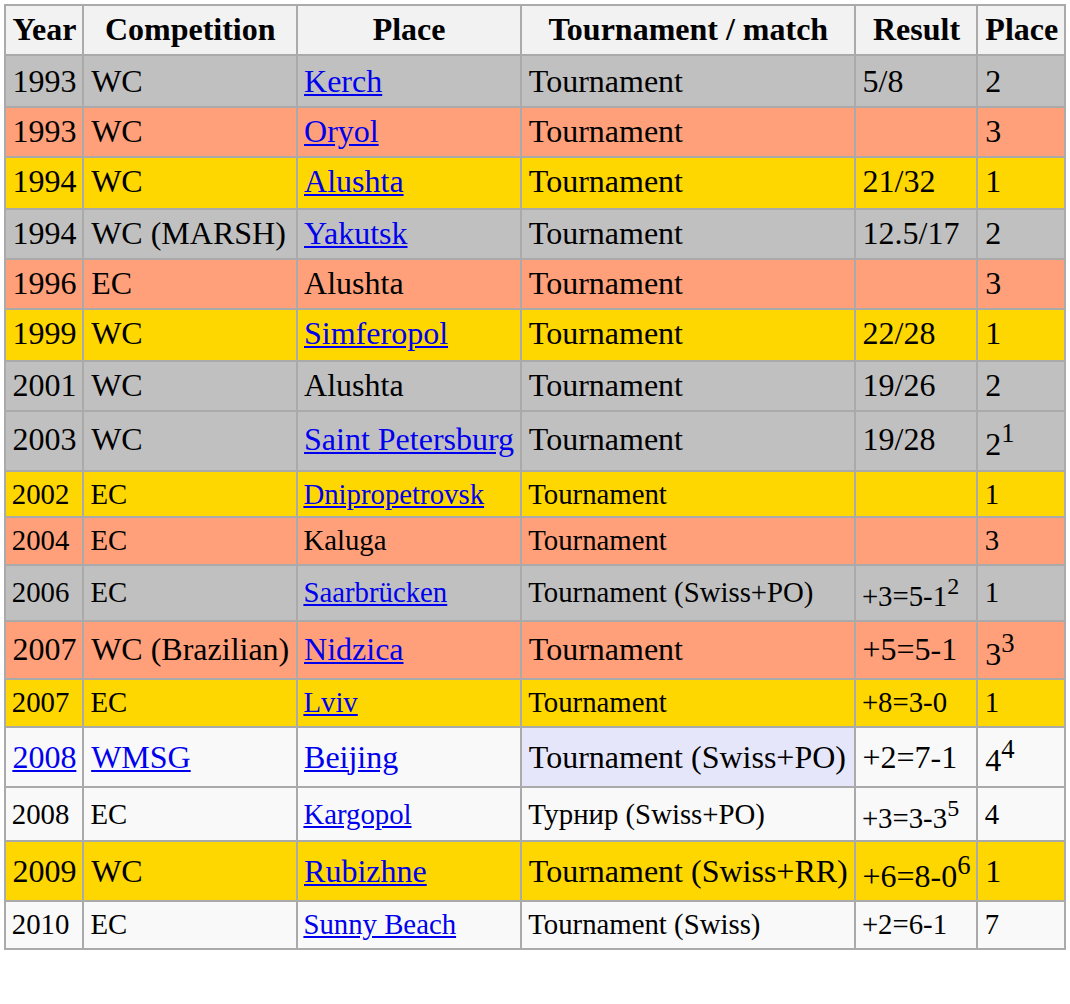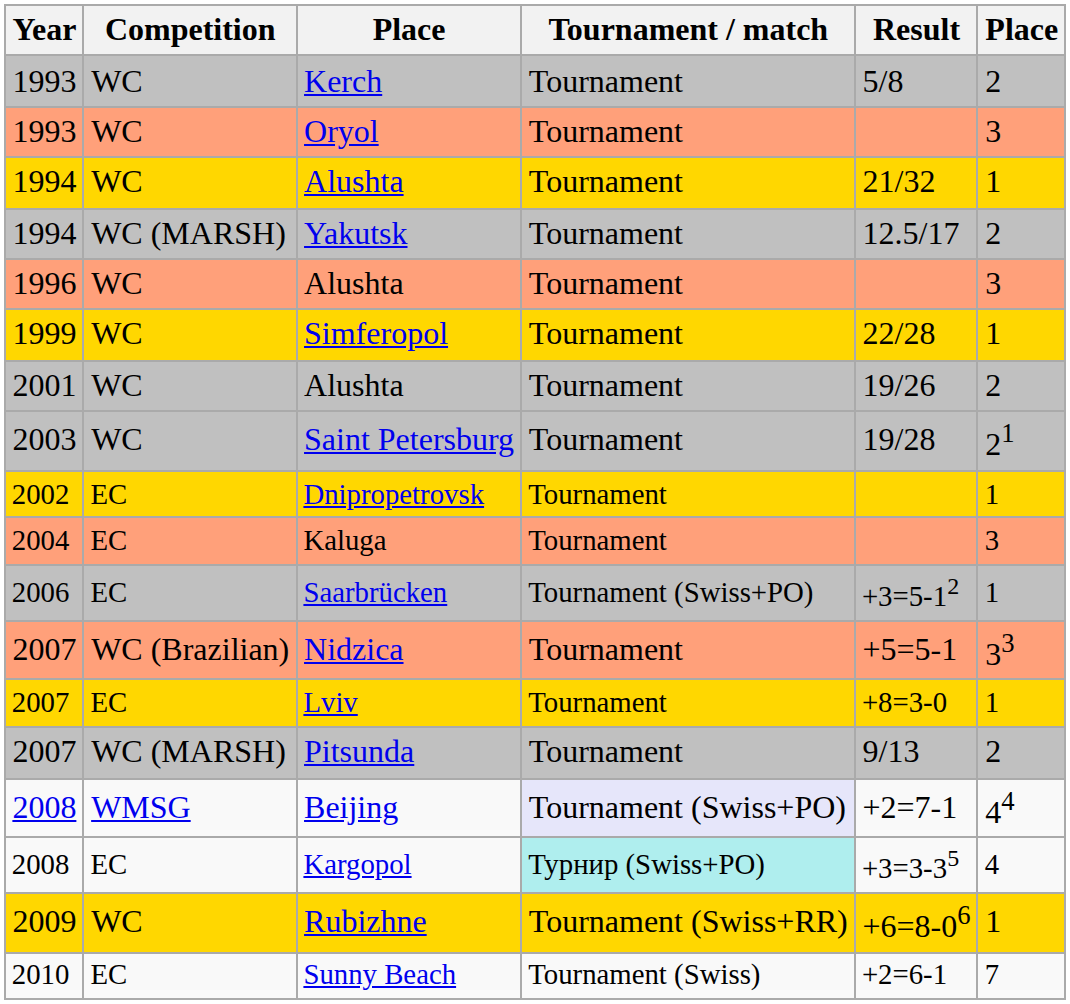(112, 283) EC -> (117, 283) WC
+ row: (44, 752)
(647, 813) no background -> (647, 864) paleturquoise background
